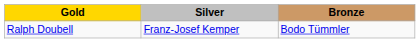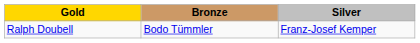columns swapped: (210, 12) <-> (346, 12)
